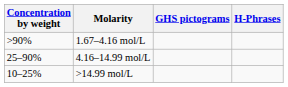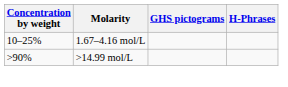(19, 40) >90% -> (24, 40) 10–25%
- row: (113, 57)
(24, 73) 10–25% -> (19, 57) >90%
